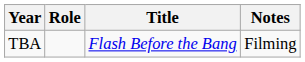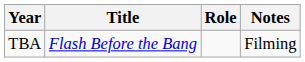columns swapped: (163, 17) <-> (65, 17)
